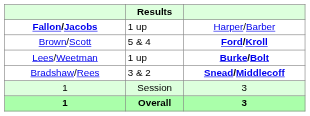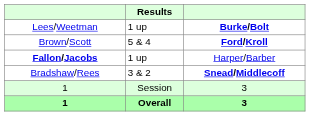rows swapped: (65, 27) <-> (65, 57)
